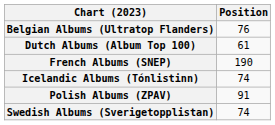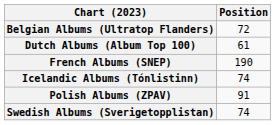(244, 29) 76 -> (244, 29) 72
